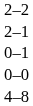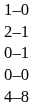+ row: (17, 9)
- row: (17, 9)
